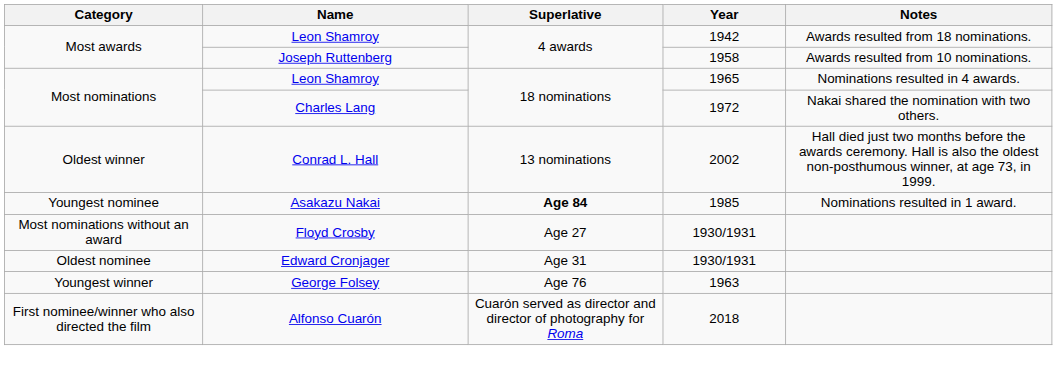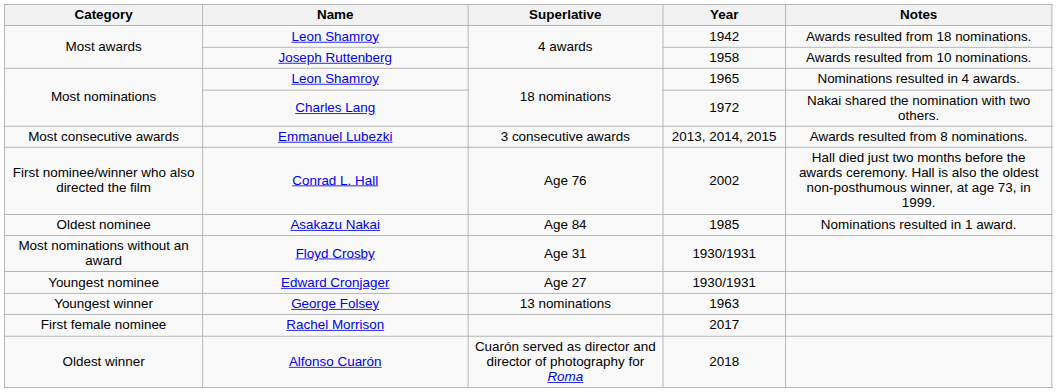+ row: (335, 136)
(104, 159) Oldest winner -> (104, 180) First nominee/winner who also directed the film
(565, 159) 13 nominations -> (565, 180) Age 76
(104, 203) Youngest nominee -> (104, 224) Oldest nominee
(565, 203) bold -> (565, 224) normal
(565, 232) Age 27 -> (565, 253) Age 31
(104, 261) Oldest nominee -> (104, 282) Youngest nominee
(565, 261) Age 31 -> (565, 282) Age 27
(565, 282) Age 76 -> (565, 303) 13 nominations
+ row: (335, 325)
(104, 319) First nominee/winner who also directed the film -> (104, 361) Oldest winner
